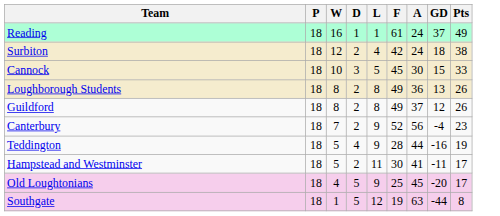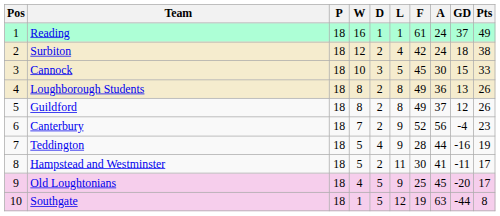+ column: (16, 13)
